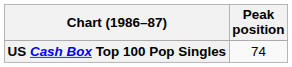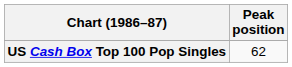(258, 51) 74 -> (258, 51) 62
